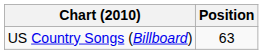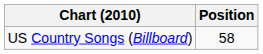(227, 37) 63 -> (227, 37) 58
